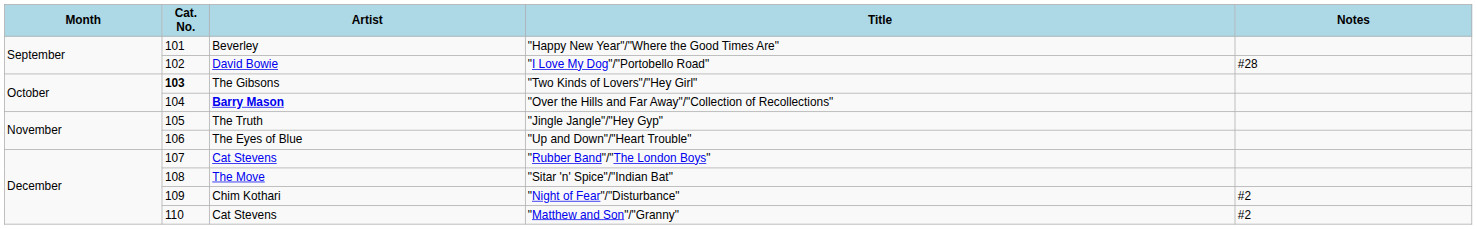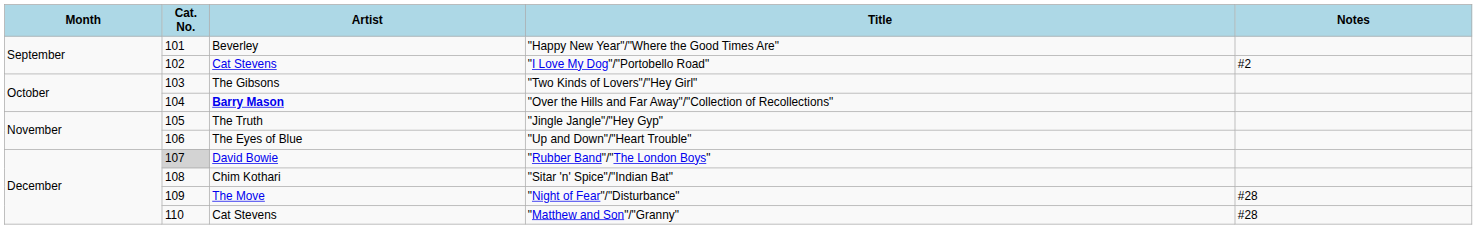(245, 64) David Bowie -> (244, 64) Cat Stevens
(1248, 64) #28 -> (1244, 64) #2
(175, 83) bold -> (175, 83) normal
(175, 158) no background -> (175, 158) lightgrey background
(244, 158) Cat Stevens -> (245, 158) David Bowie
(239, 177) The Move -> (246, 177) Chim Kothari
(246, 196) Chim Kothari -> (239, 196) The Move
(1244, 196) #2 -> (1248, 196) #28
(1244, 214) #2 -> (1248, 214) #28
